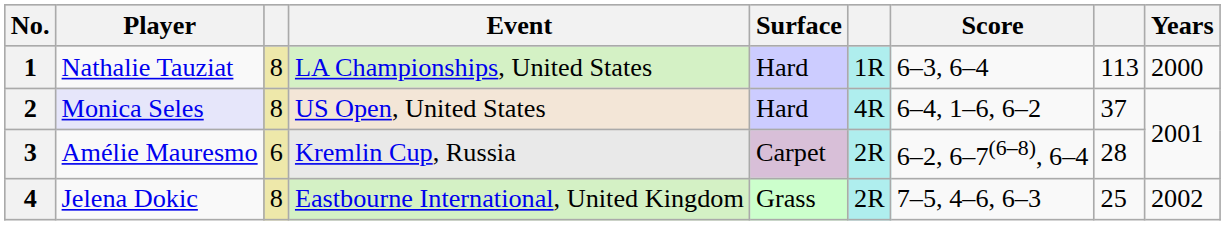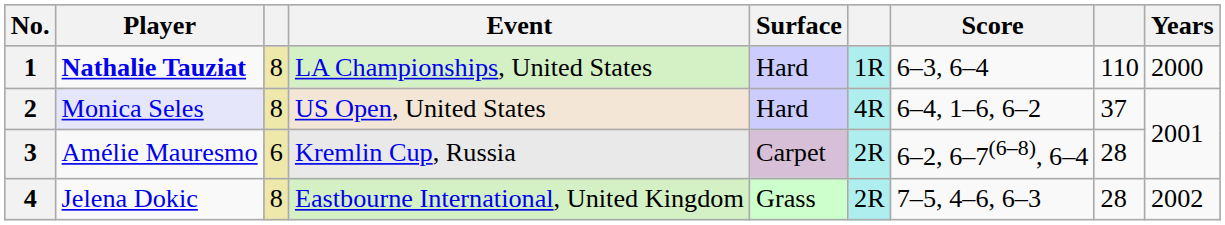(148, 66) normal -> (154, 66) bold
(1120, 66) 113 -> (1120, 66) 110
(1114, 198) 25 -> (1114, 198) 28
